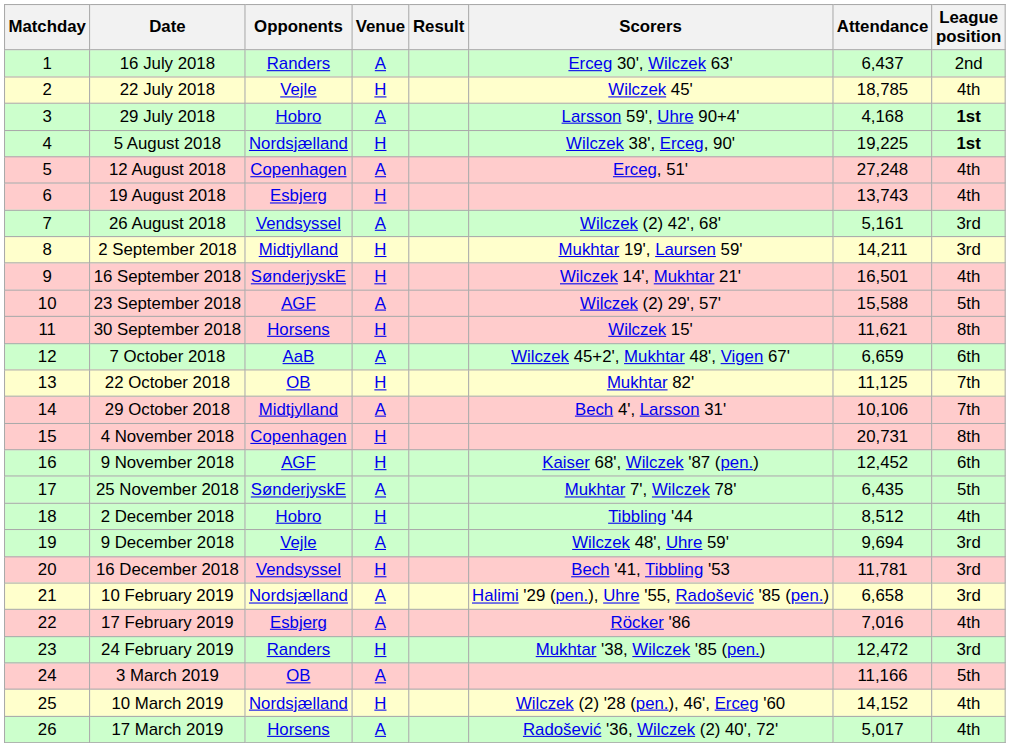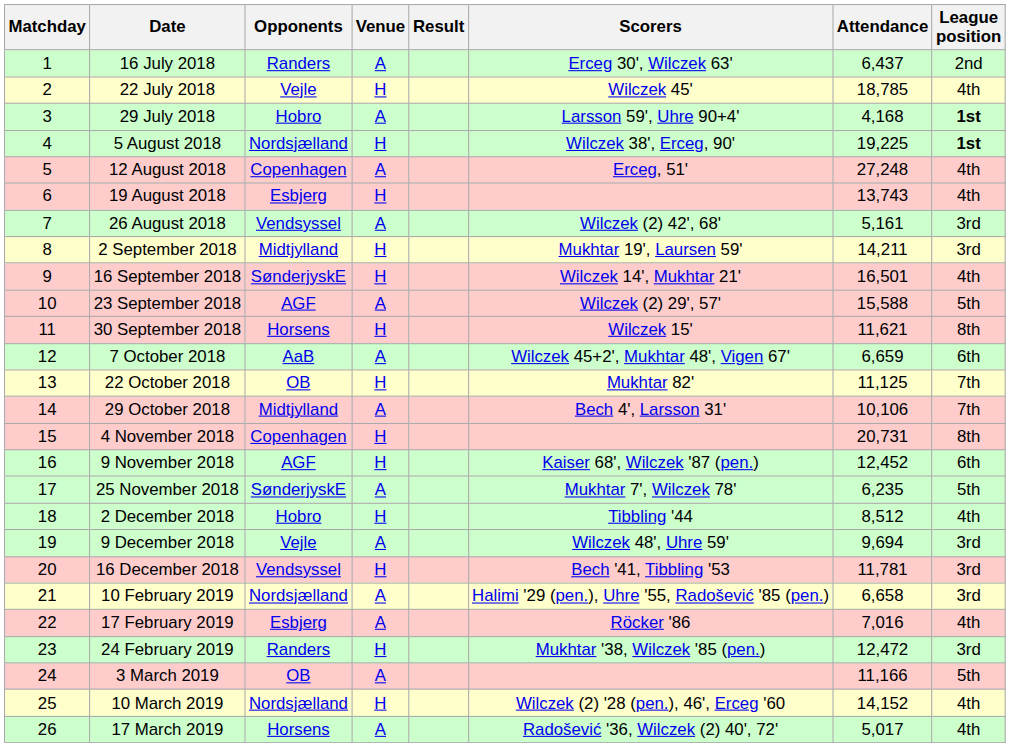(882, 489) 6,435 -> (882, 489) 6,235
